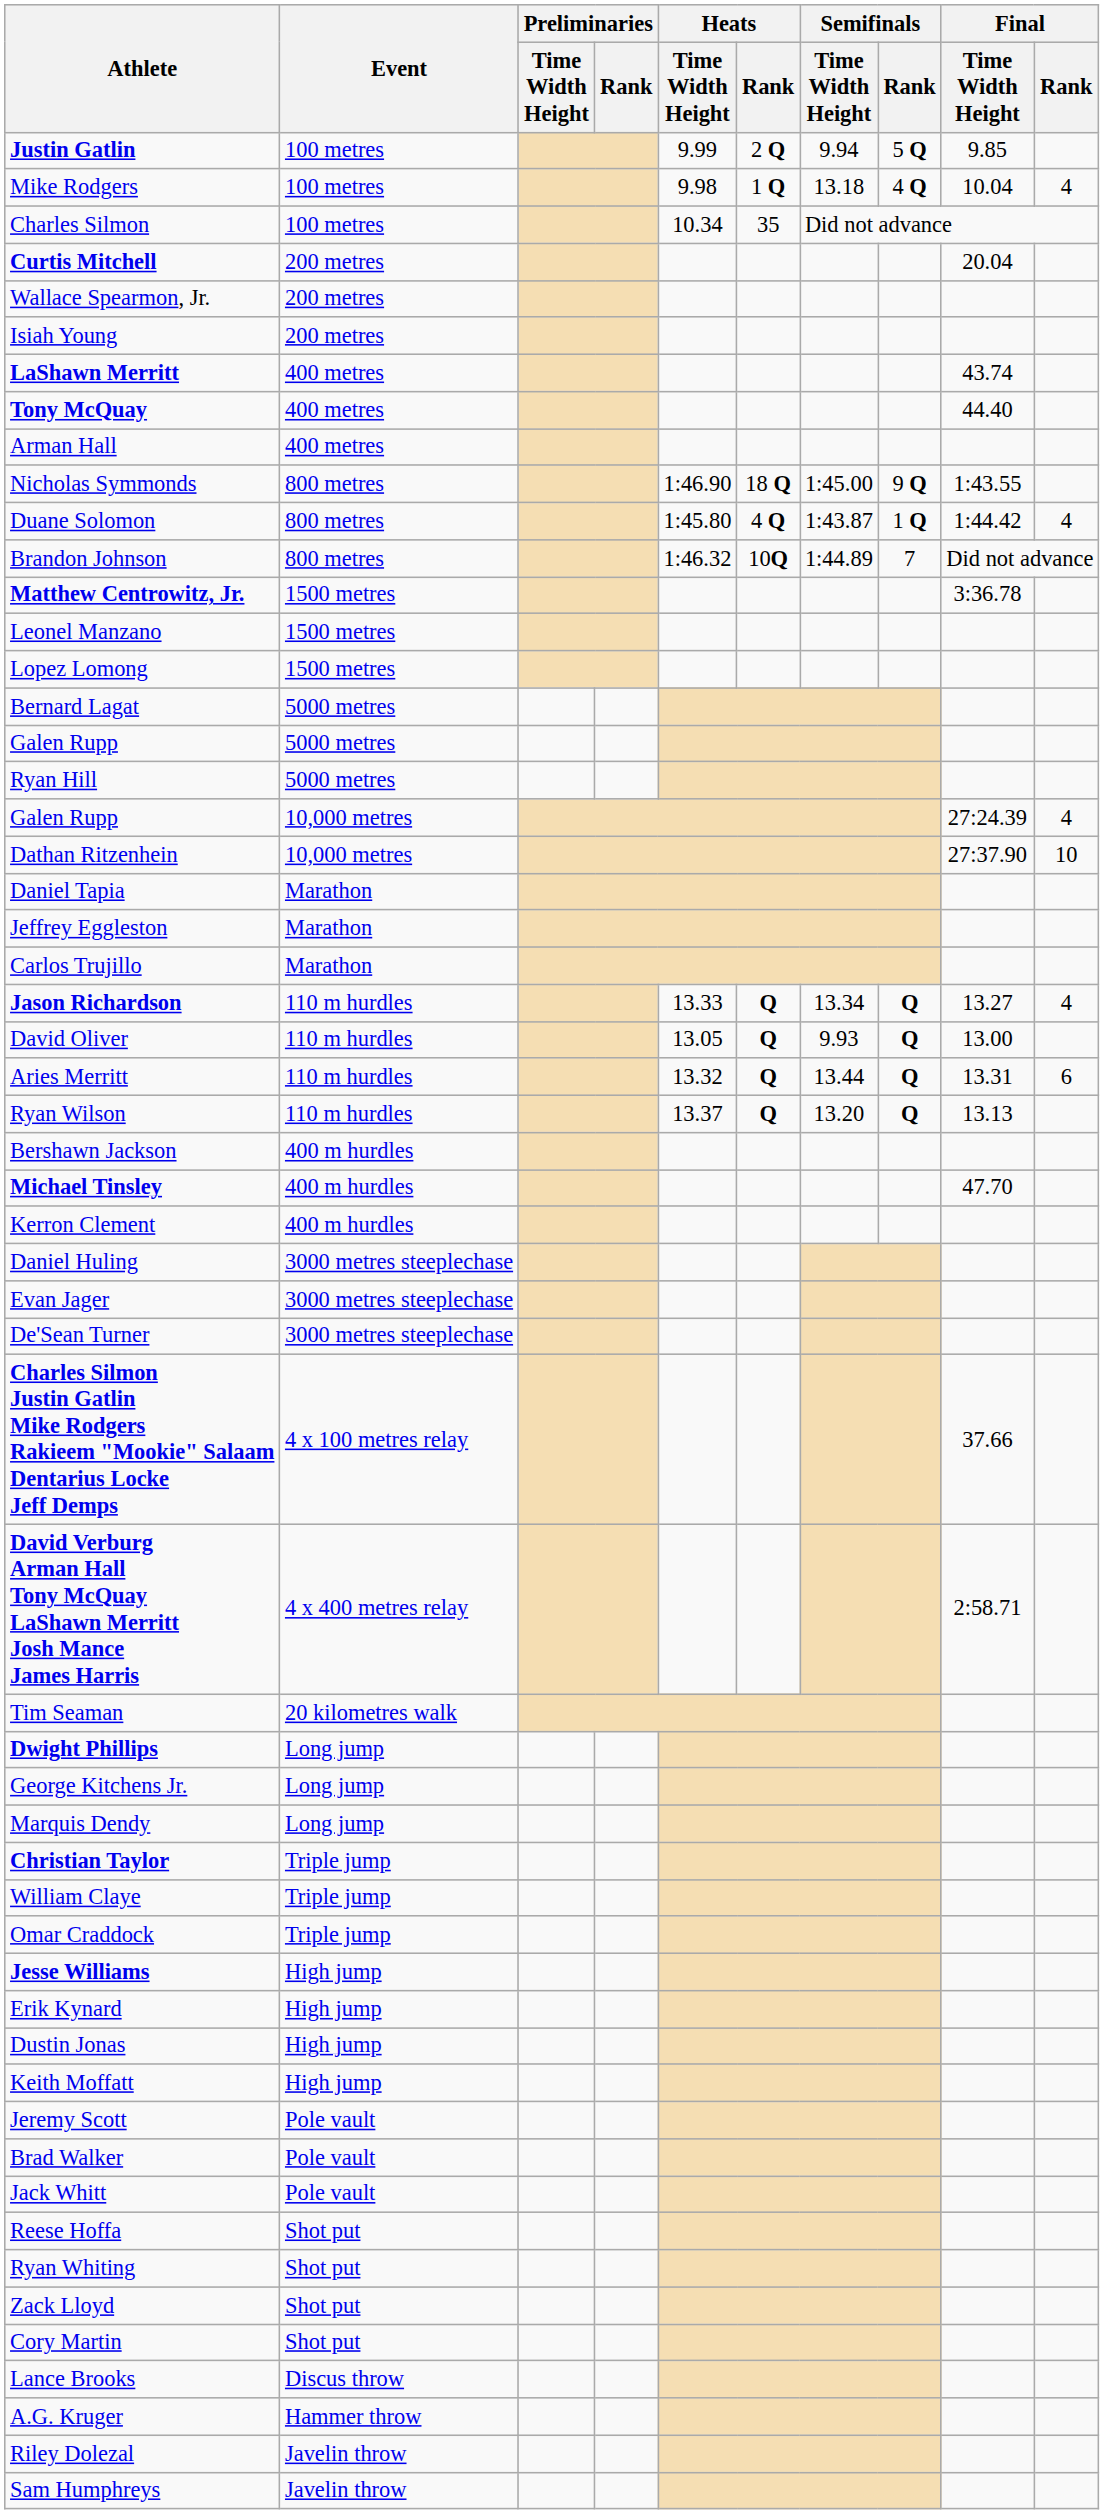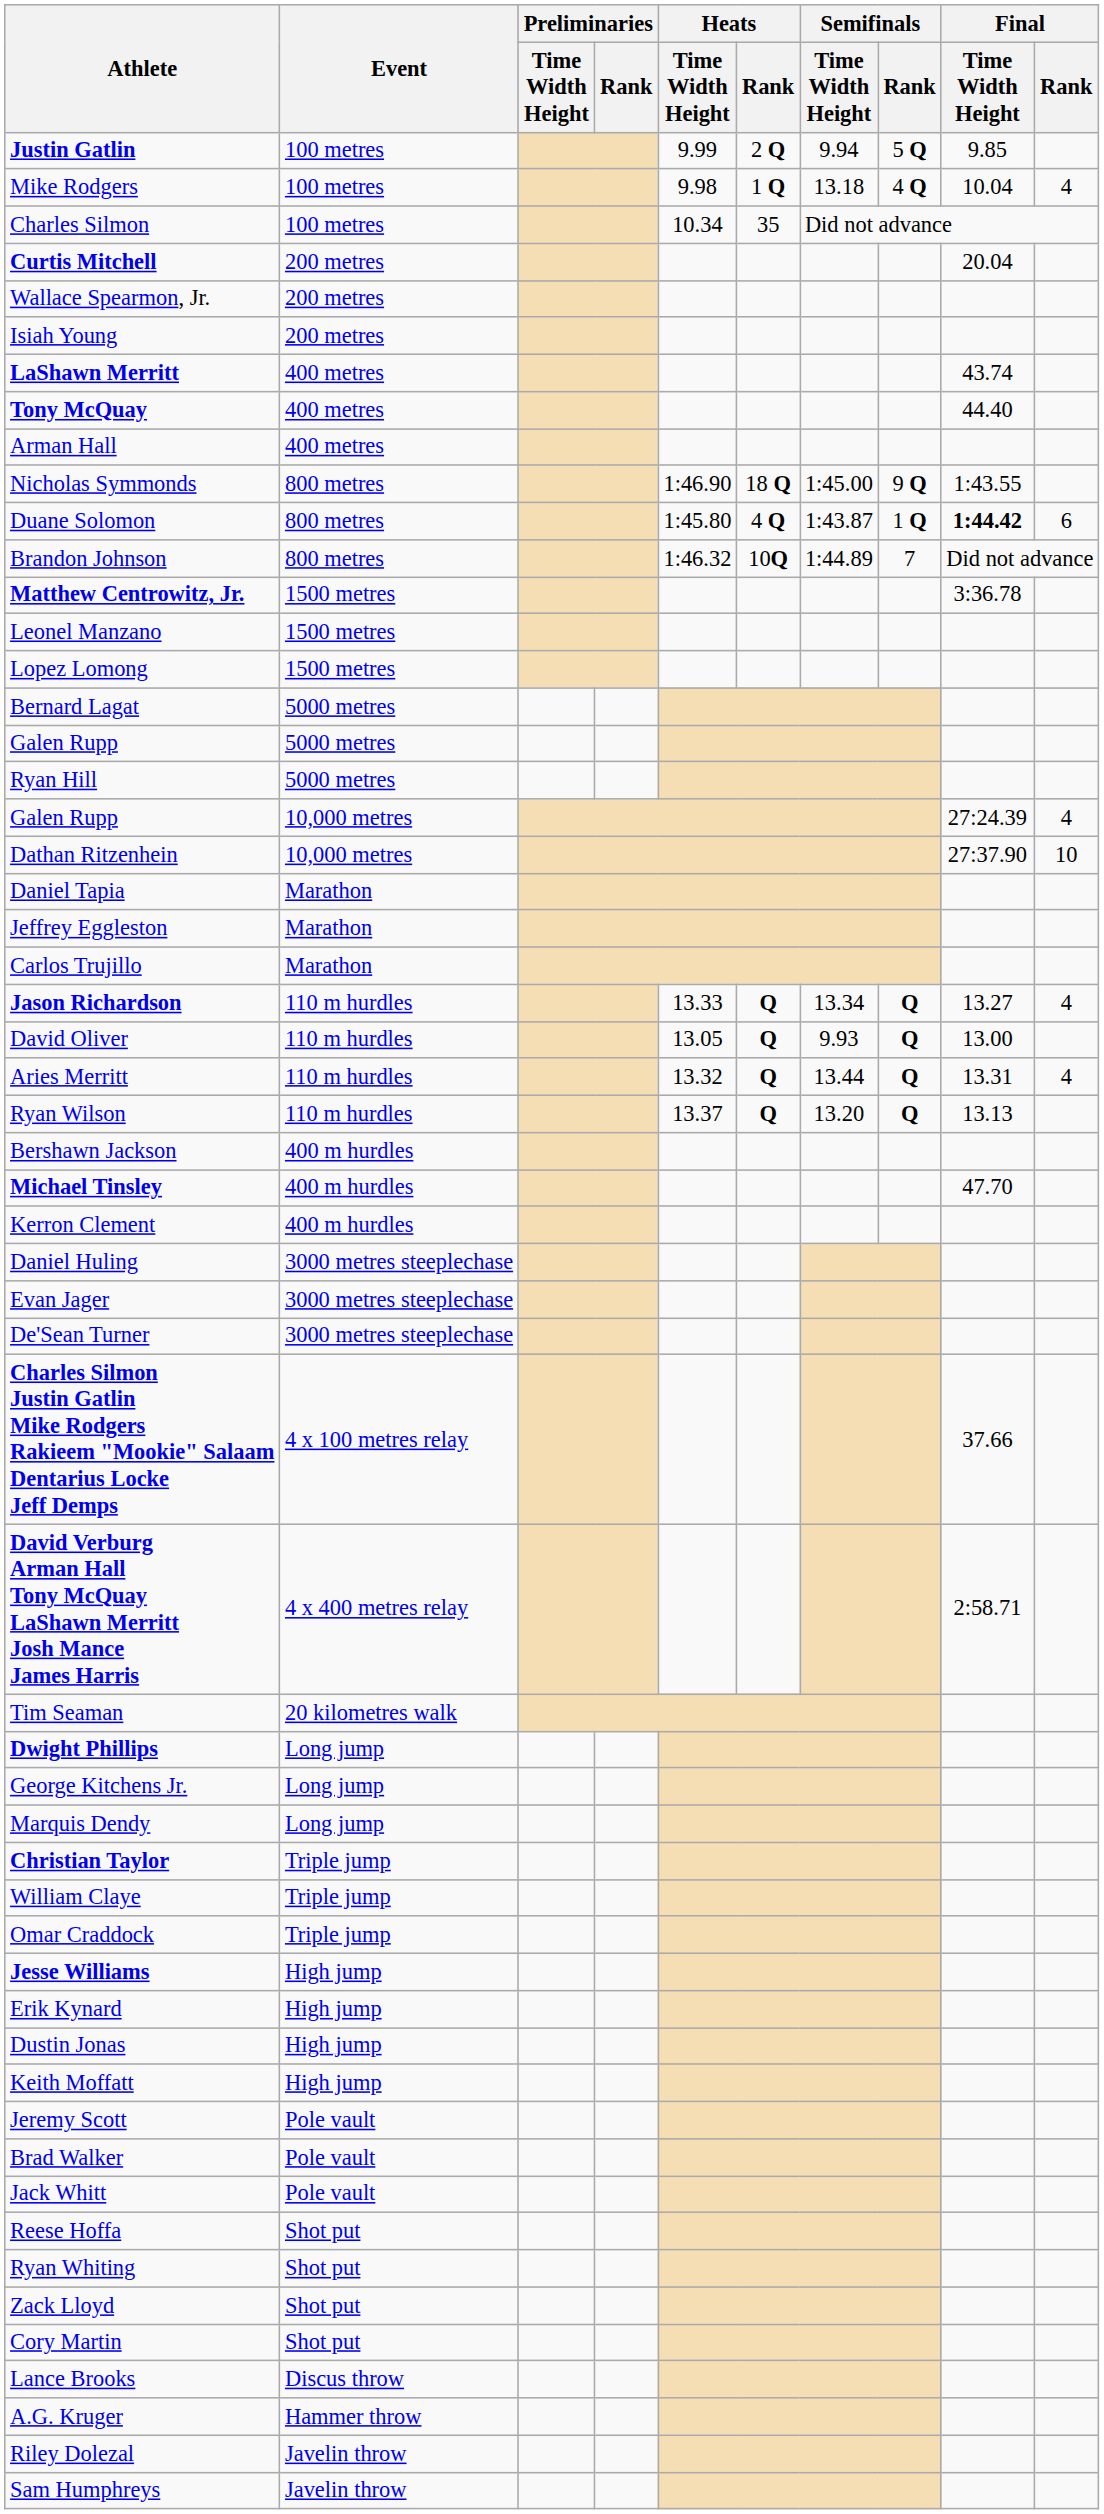(987, 521) normal -> (987, 521) bold
(1066, 521) 4 -> (1066, 521) 6
(1066, 1076) 6 -> (1066, 1076) 4
